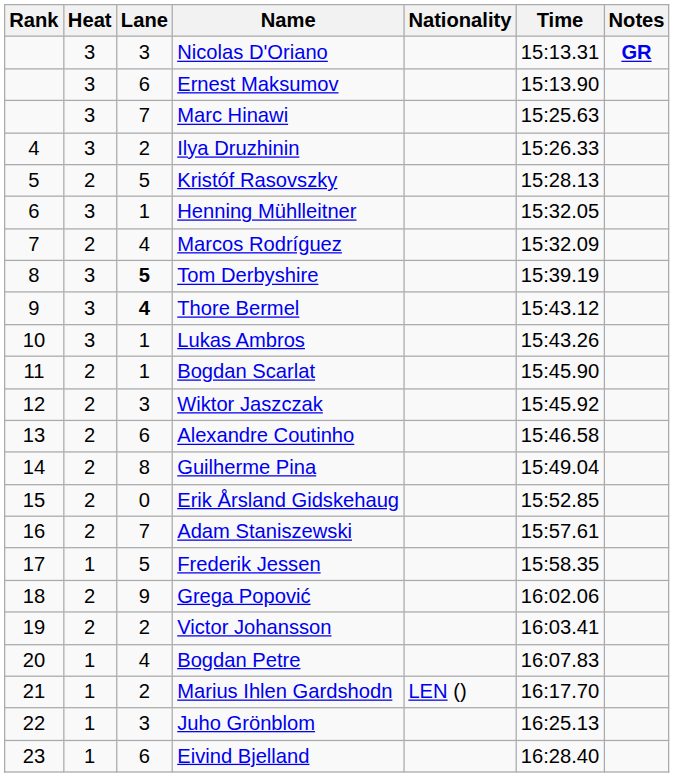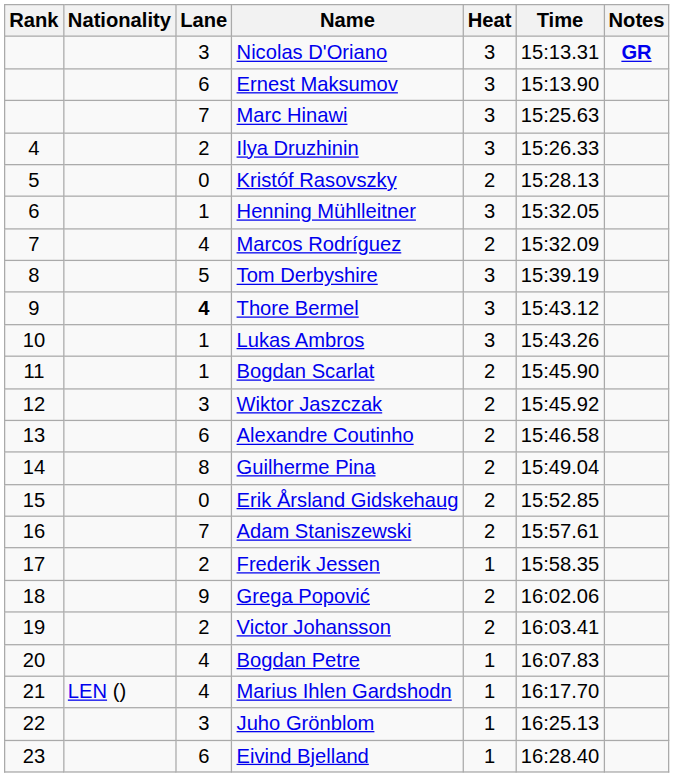columns swapped: (90, 20) <-> (460, 20)
(144, 180) 5 -> (204, 180) 0
(144, 276) bold -> (204, 276) normal
(144, 564) 5 -> (204, 564) 2
(144, 691) 2 -> (204, 691) 4
